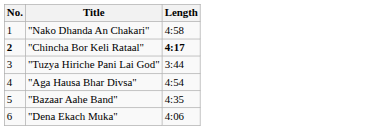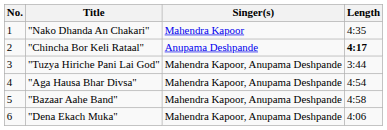+ column: (253, 13)
(174, 30) 4:58 -> (357, 30) 4:35
(10, 47) bold -> (10, 47) normal
(174, 99) 4:35 -> (357, 99) 4:58
